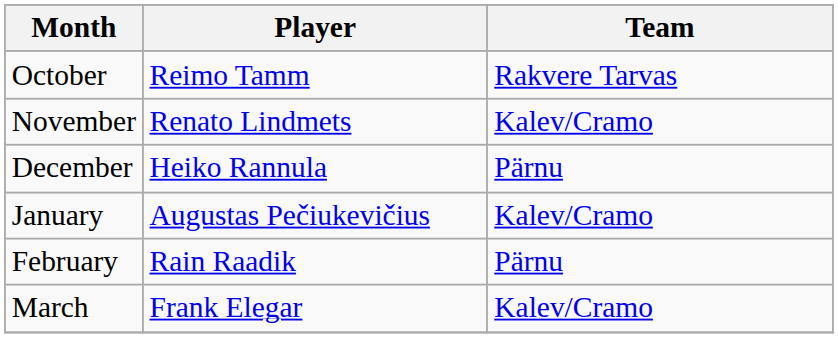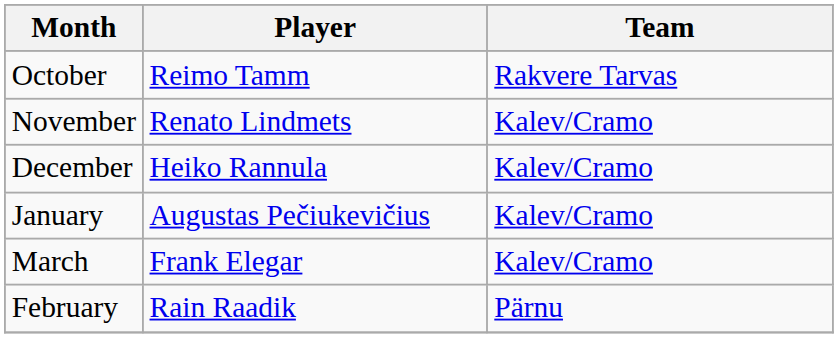(529, 167) Pärnu -> (574, 167) Kalev/Cramo
rows swapped: (65, 261) <-> (50, 307)
